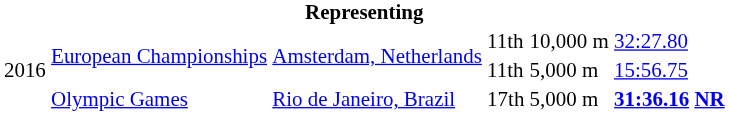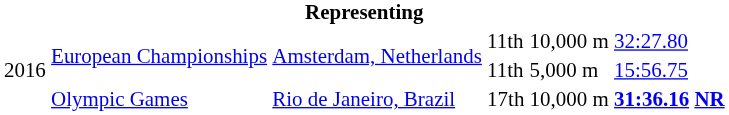(564, 99) 5,000 m -> (569, 99) 10,000 m
